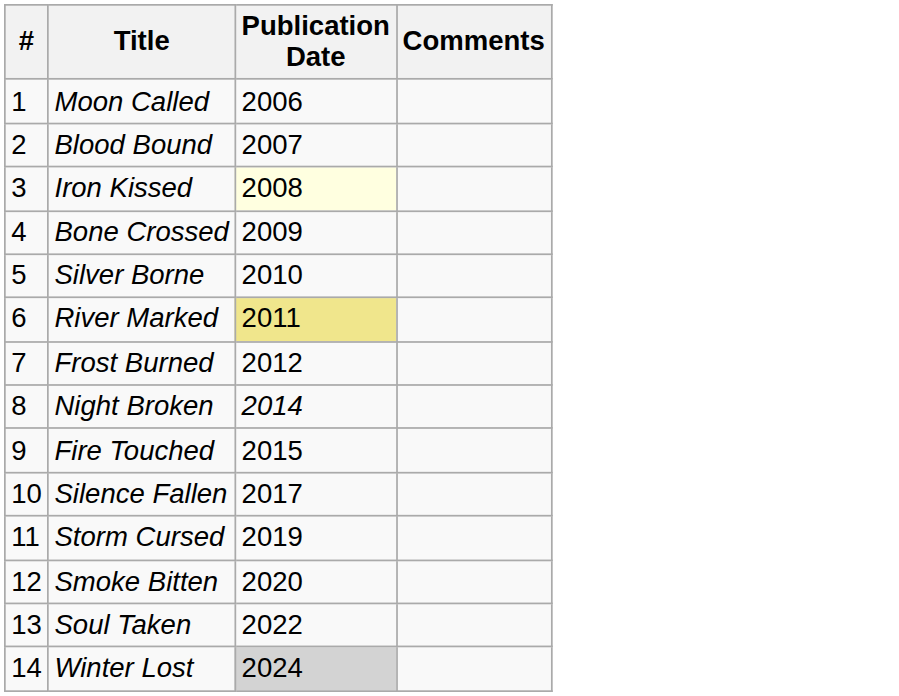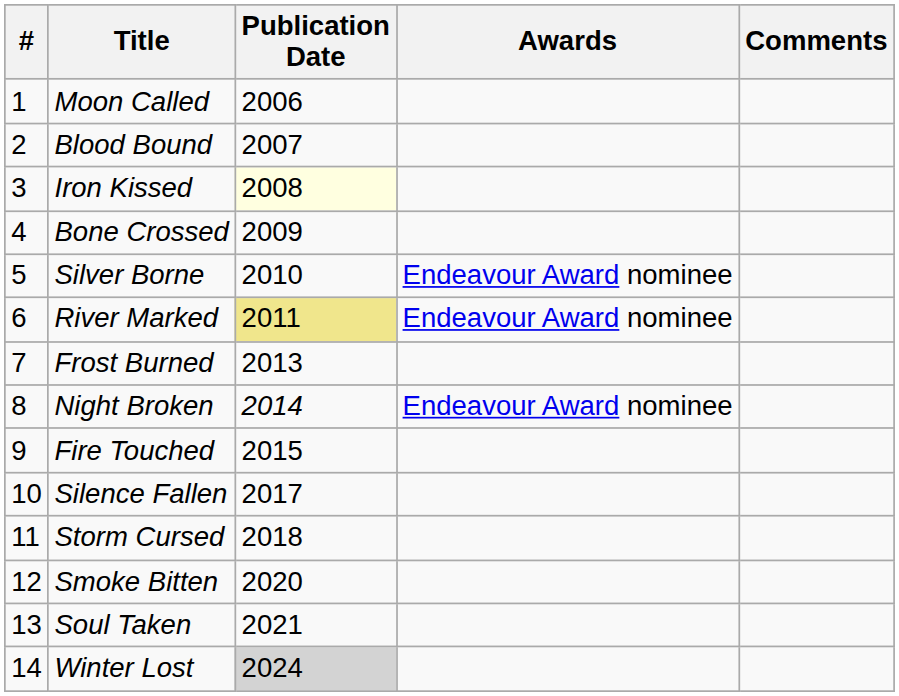+ column: (568, 41)
(272, 362) 2012 -> (272, 362) 2013
(272, 537) 2019 -> (272, 537) 2018
(272, 624) 2022 -> (272, 624) 2021
